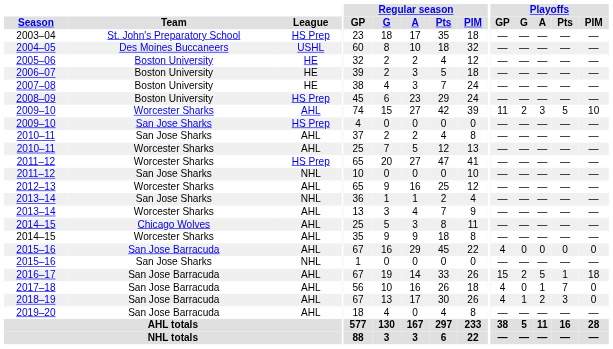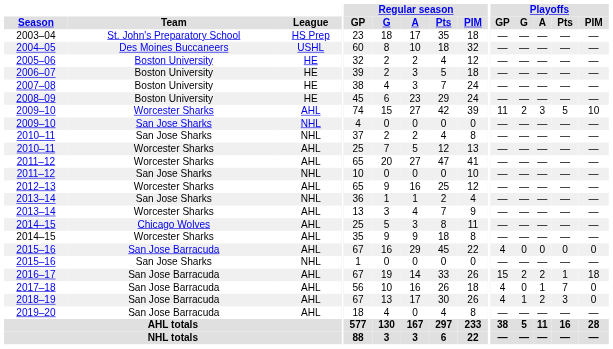(311, 98) HS Prep -> (311, 98) HE
(311, 123) HS Prep -> (311, 123) NHL
(311, 136) AHL -> (311, 136) NHL
(311, 161) HS Prep -> (311, 161) AHL
(542, 275) 5 -> (542, 275) 2
